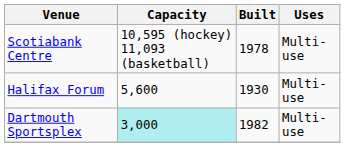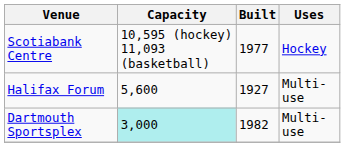(254, 49) 1978 -> (254, 49) 1977
(304, 49) Multi-use -> (304, 49) Hockey
(254, 90) 1930 -> (254, 90) 1927
